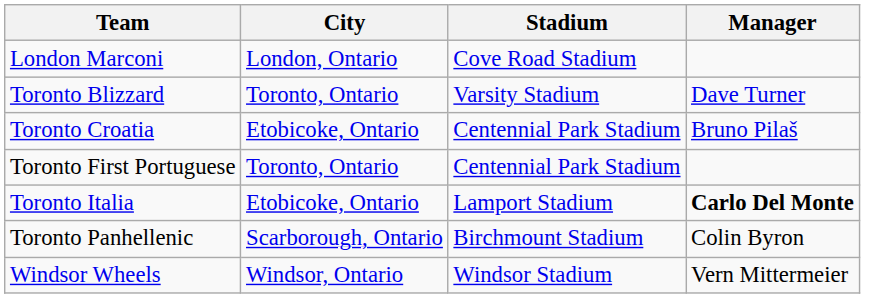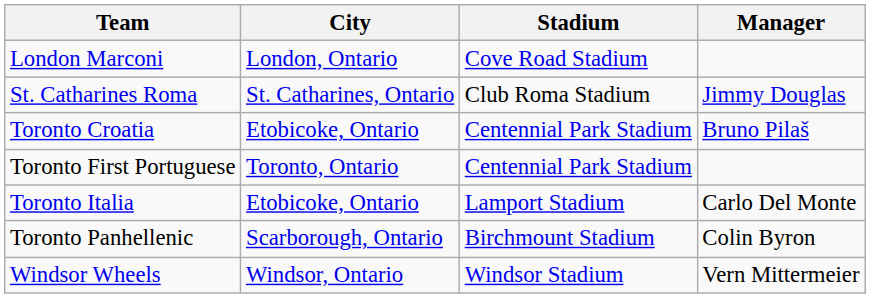+ row: (104, 94)
- row: (87, 94)
(772, 202) bold -> (779, 202) normal
